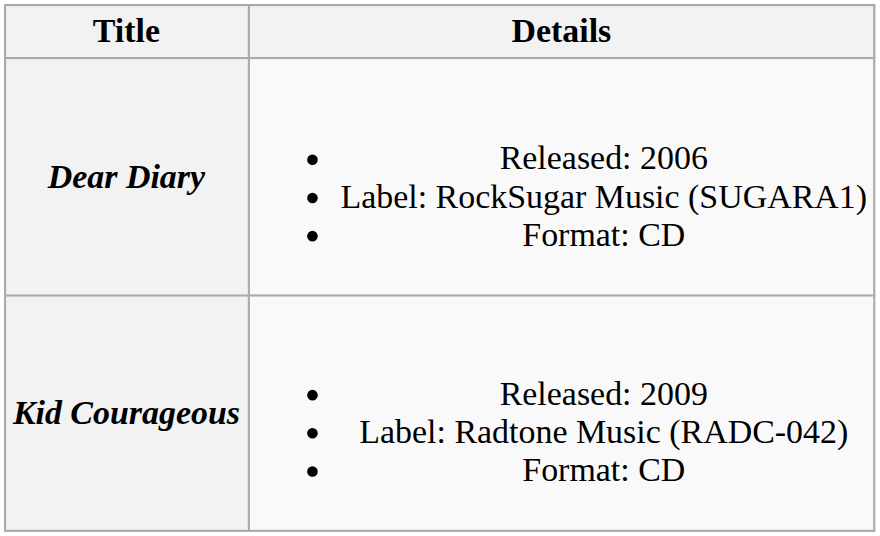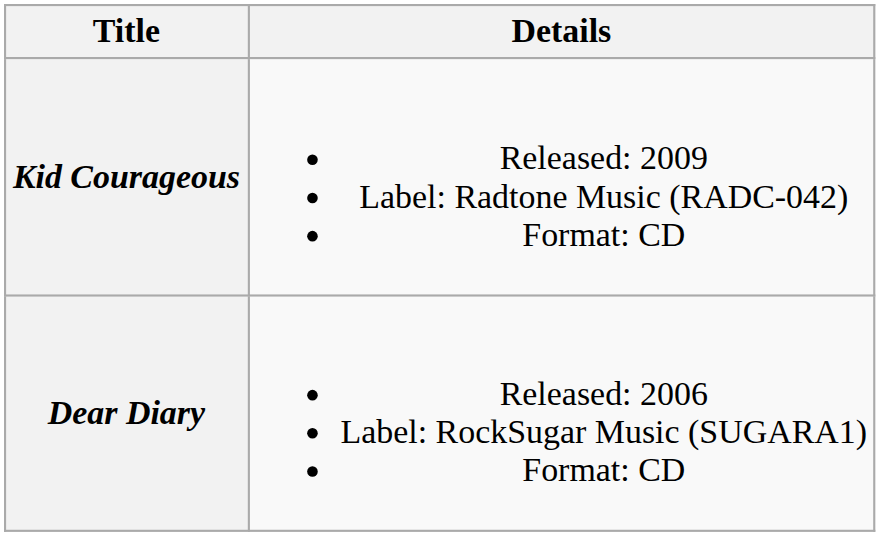rows swapped: (126, 176) <-> (126, 412)
